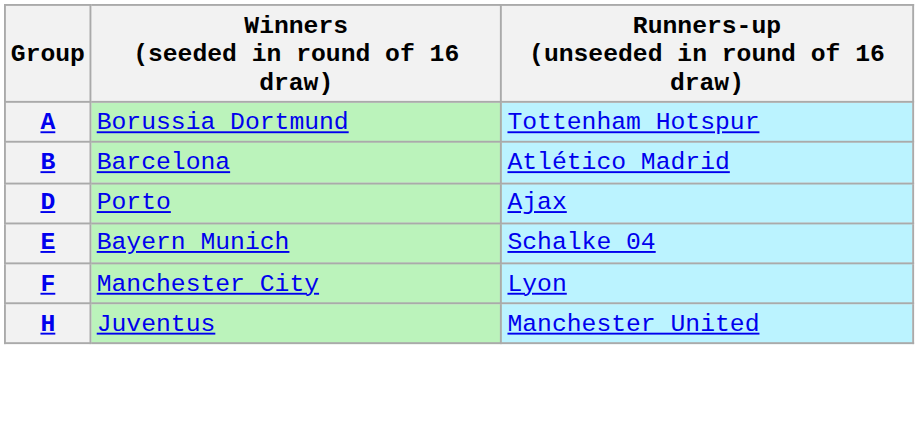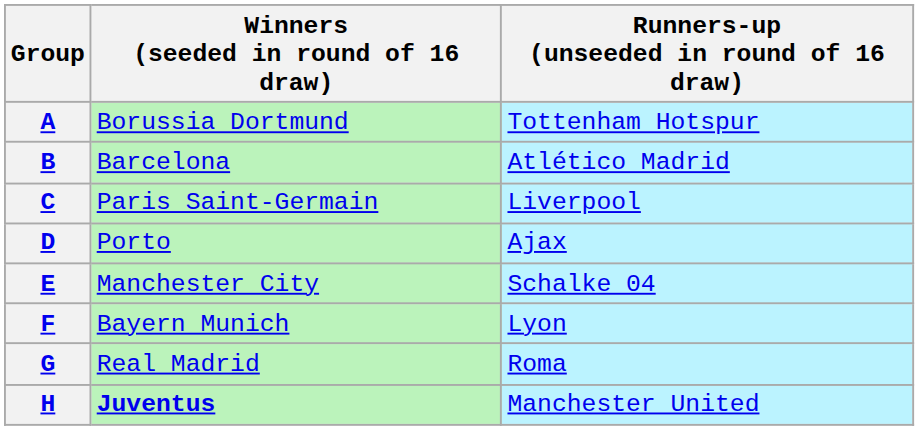+ row: (48, 203)
(193, 243) Bayern Munich -> (208, 283) Manchester City
(208, 283) Manchester City -> (193, 324) Bayern Munich
+ row: (48, 364)
(156, 324) normal -> (156, 404) bold
